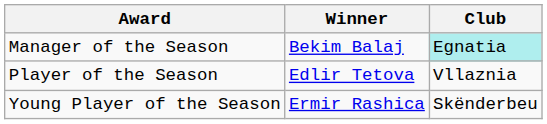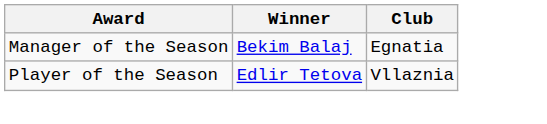(470, 47) paleturquoise background -> (407, 47) no background
- row: (145, 104)
